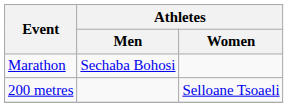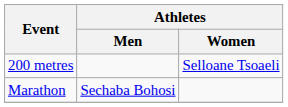rows swapped: (41, 90) <-> (37, 66)
